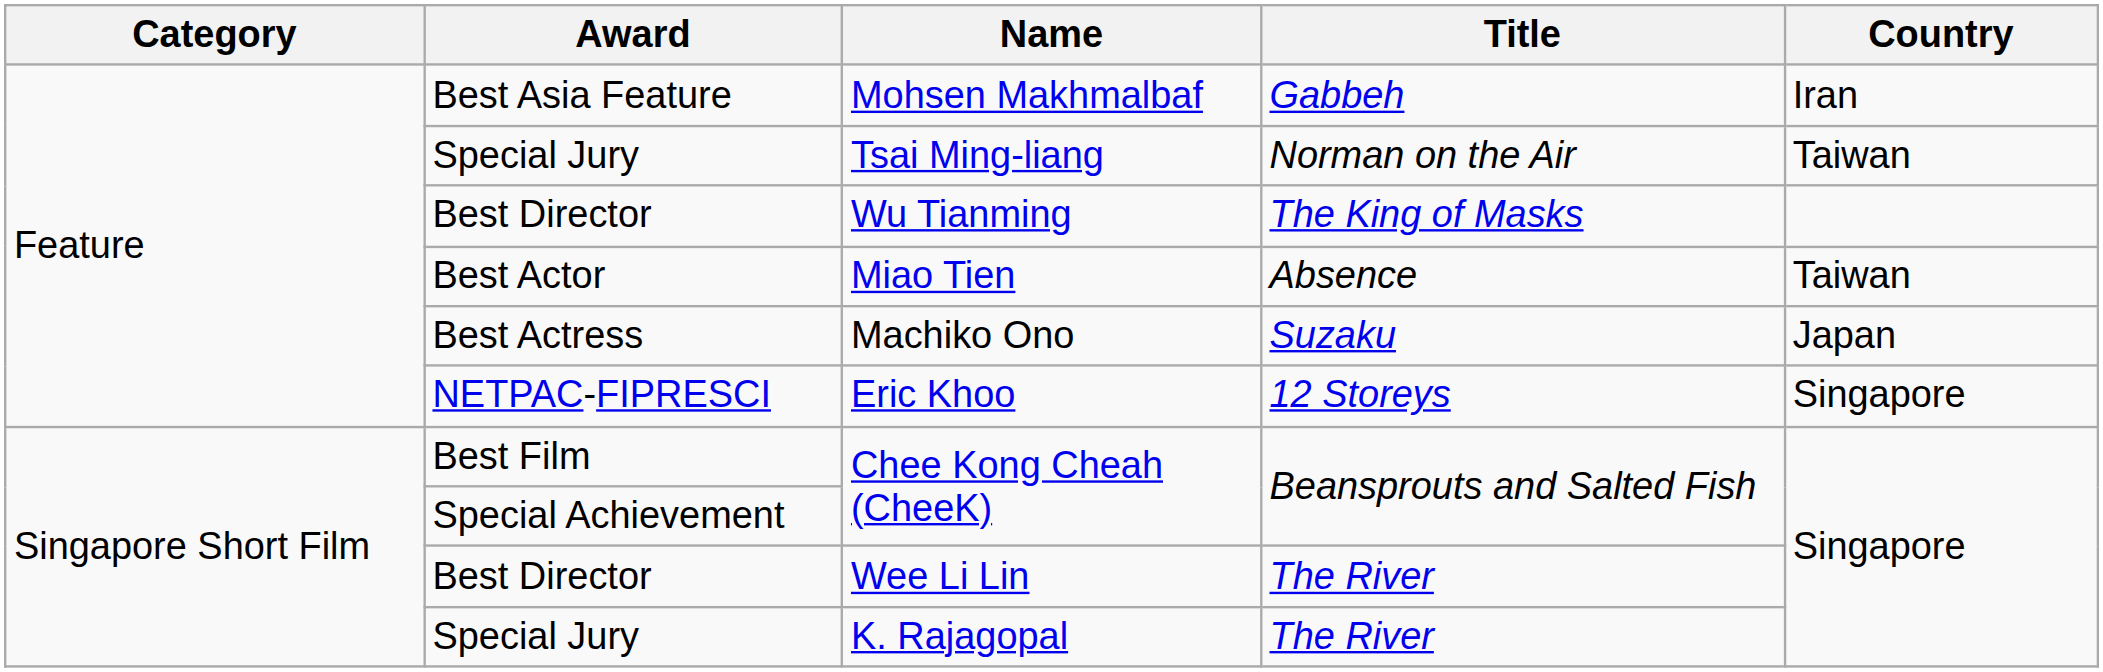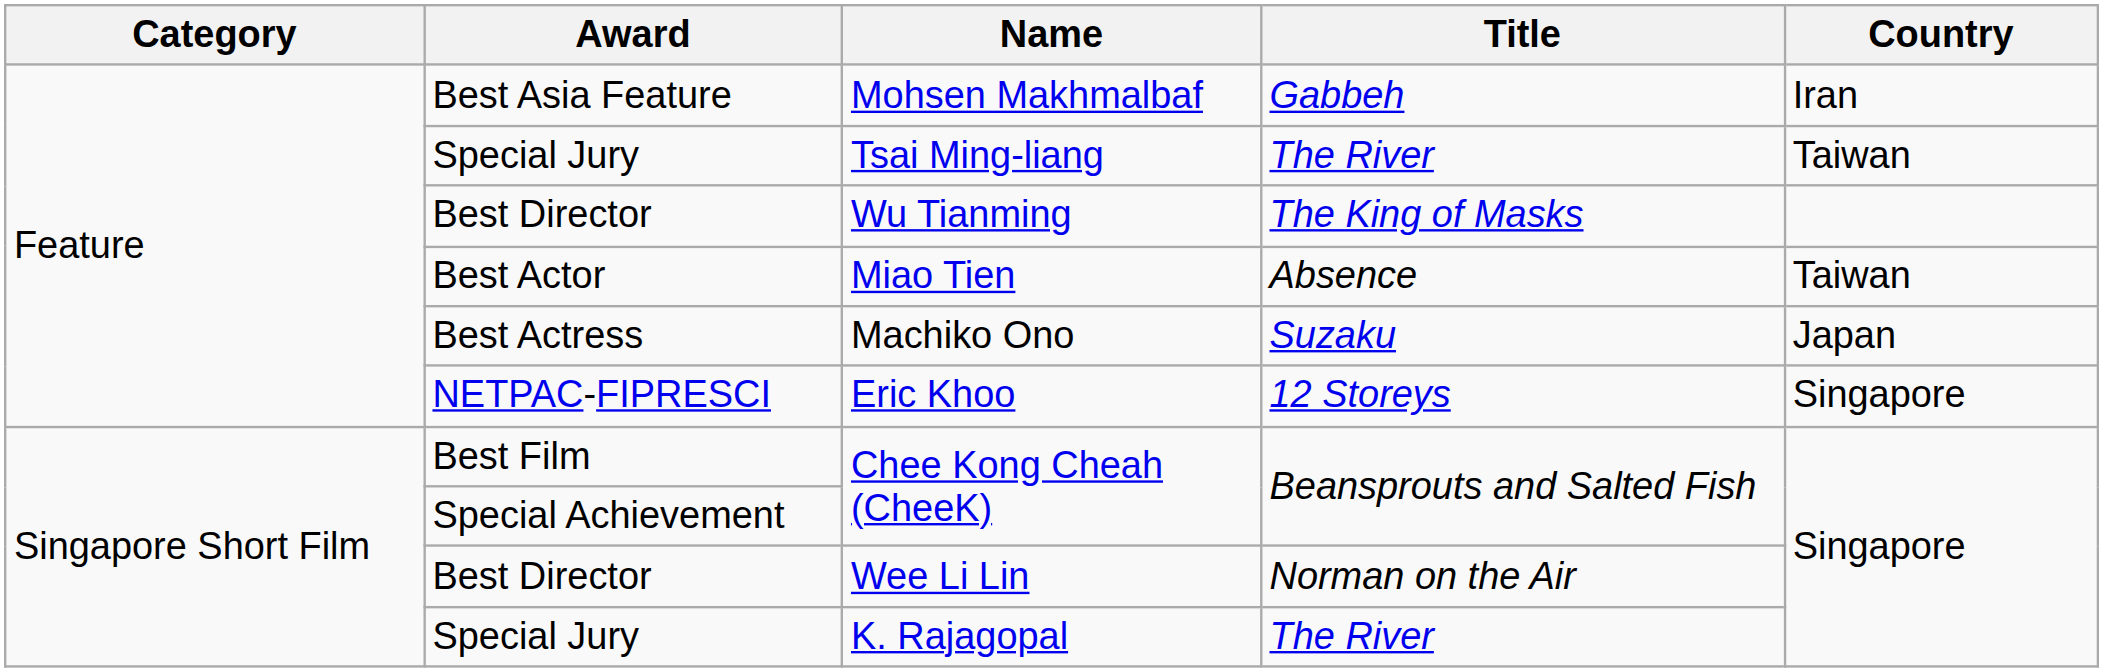(1423, 154) Norman on the Air -> (1352, 154) The River
(1352, 575) The River -> (1423, 575) Norman on the Air
